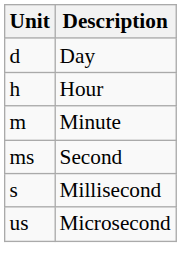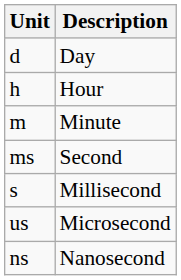+ row: (112, 257)
